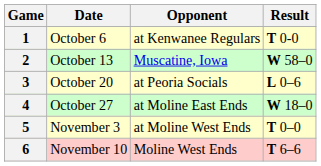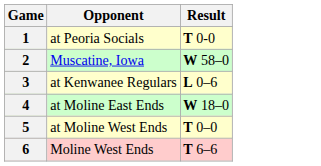- column: (89, 15)
(197, 37) at Kenwanee Regulars -> (97, 37) at Peoria Socials
(181, 82) at Peoria Socials -> (113, 82) at Kenwanee Regulars
